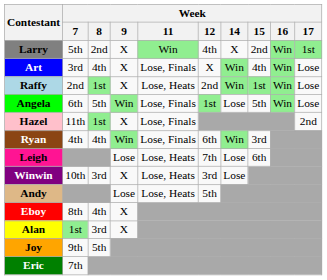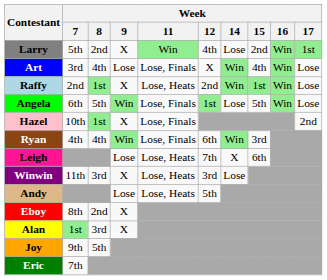(234, 49) X -> (234, 49) Lose
(124, 67) X -> (124, 67) Lose
(75, 121) 11th -> (75, 121) 10th
(234, 157) Lose -> (234, 157) X
(75, 175) 10th -> (75, 175) 11th
(99, 211) 4th -> (99, 211) 2nd
